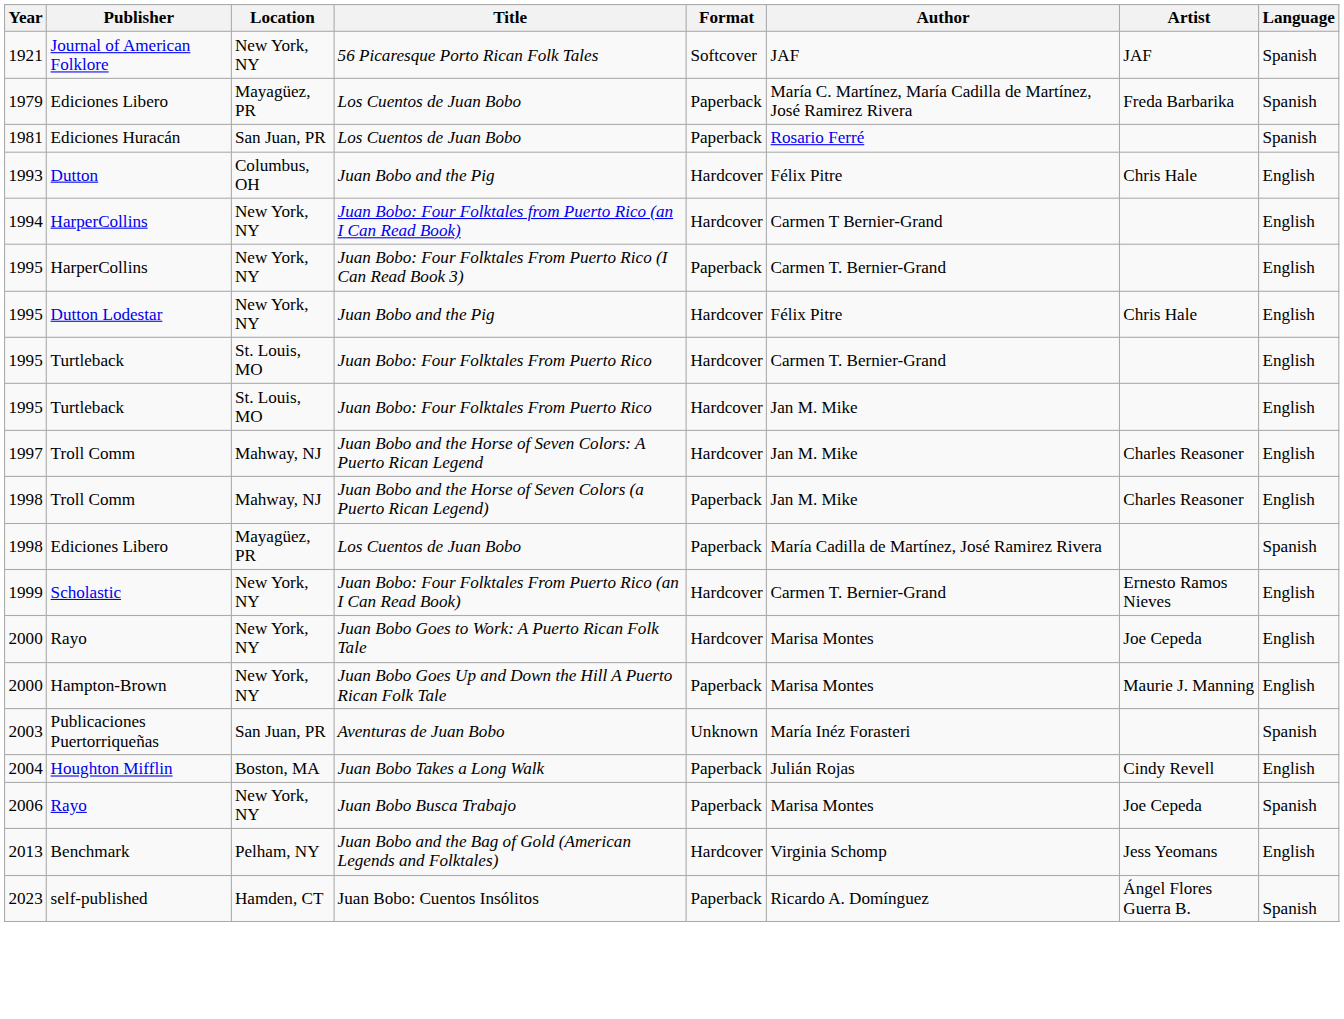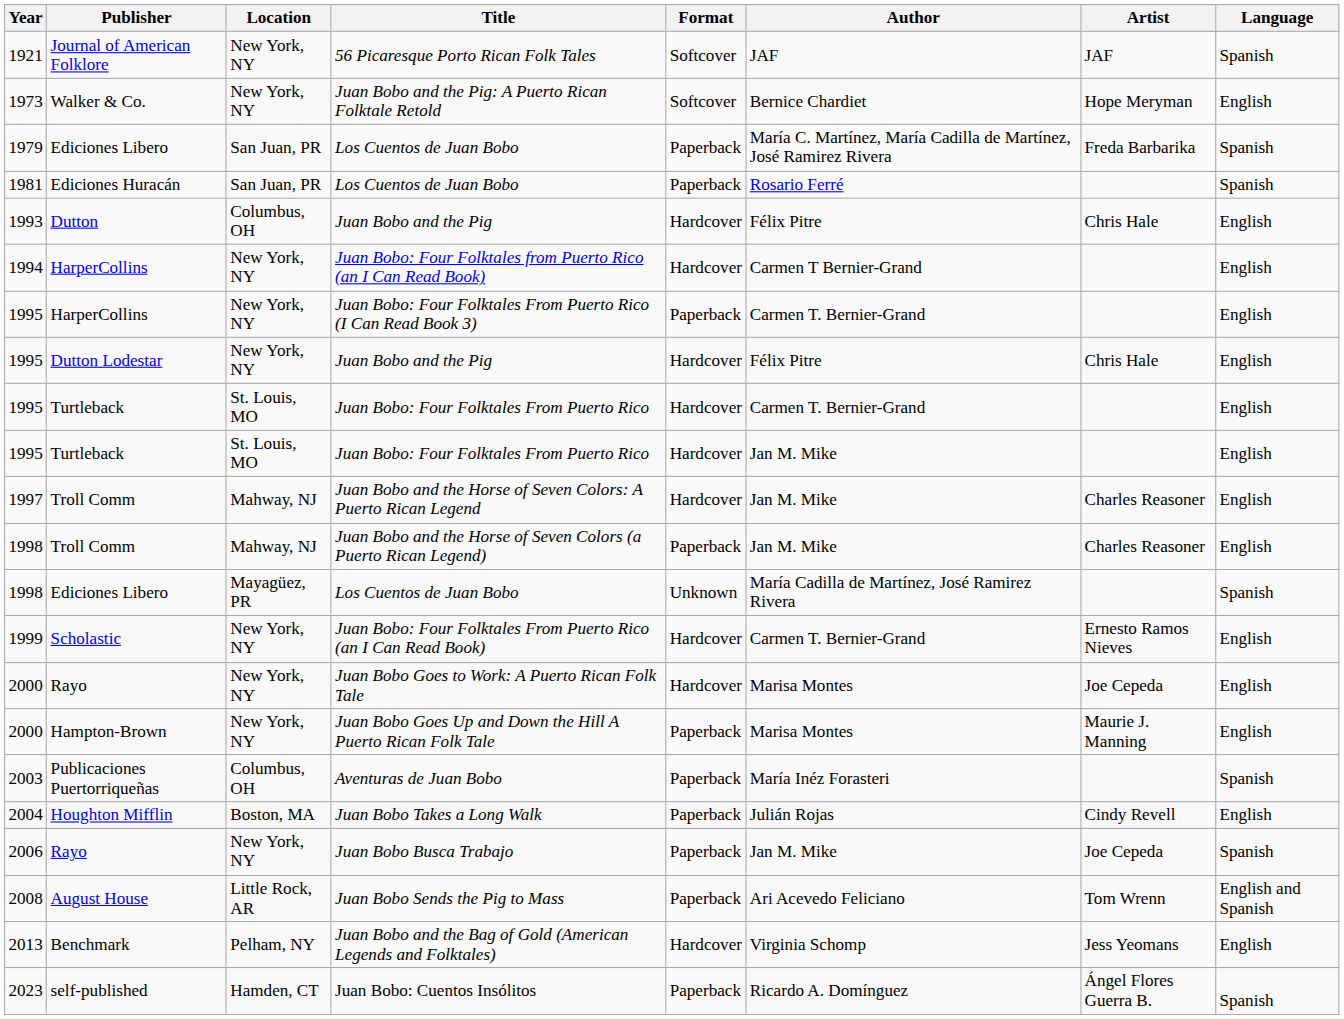+ row: (26, 101)
(273, 101) Mayagüez, PR -> (276, 147) San Juan, PR
(726, 546) Paperback -> (703, 592) Unknown
(280, 731) San Juan, PR -> (268, 778) Columbus, OH
(724, 731) Unknown -> (705, 778) Paperback
(822, 805) Marisa Montes -> (793, 851) Jan M. Mike
+ row: (26, 898)
